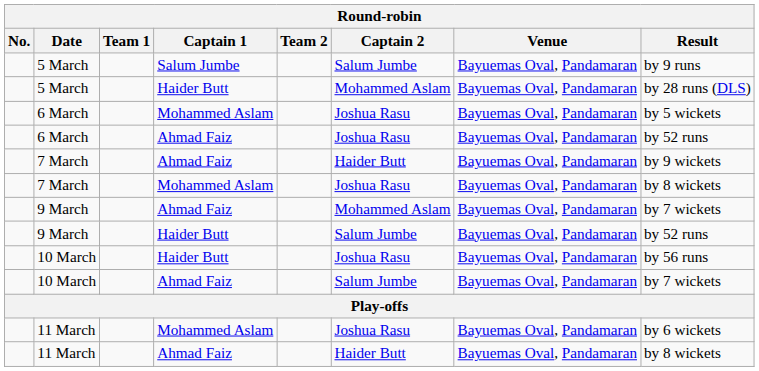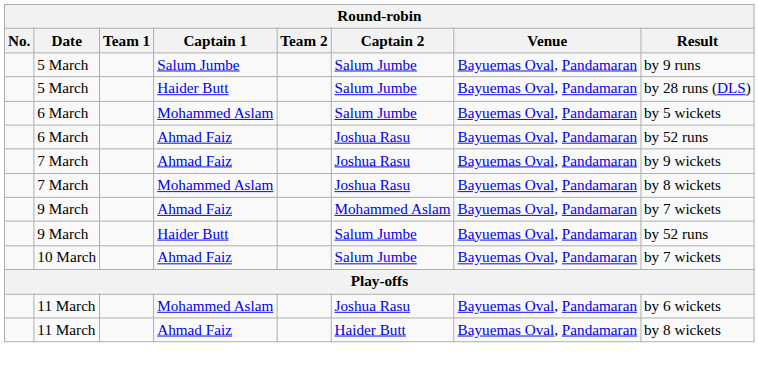(393, 88) Mohammed Aslam -> (376, 88) Salum Jumbe
(372, 112) Joshua Rasu -> (376, 112) Salum Jumbe
(370, 161) Haider Butt -> (372, 161) Joshua Rasu
- row: (67, 257)
